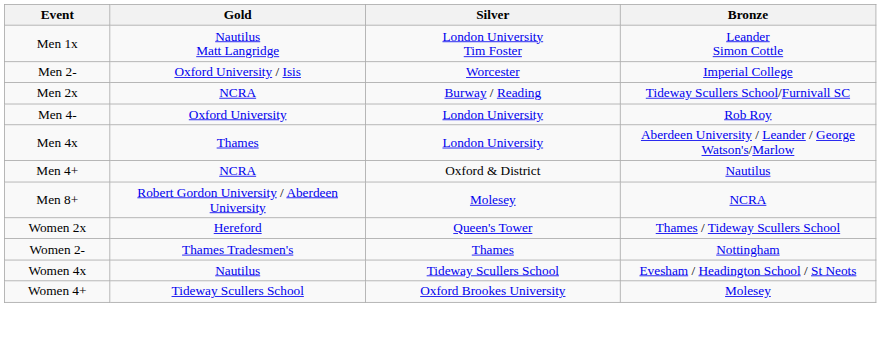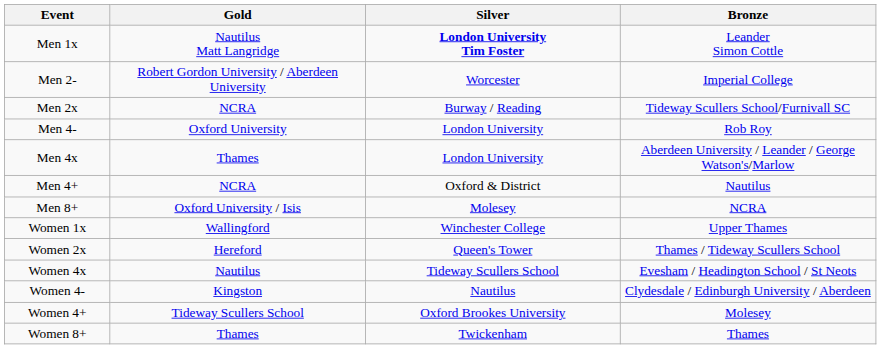(493, 43) normal -> (493, 43) bold
(238, 72) Oxford University / Isis -> (238, 79) Robert Gordon University / Aberdeen University
(238, 199) Robert Gordon University / Aberdeen University -> (238, 207) Oxford University / Isis
+ row: (57, 228)
- row: (57, 249)
+ row: (57, 291)
+ row: (57, 333)
